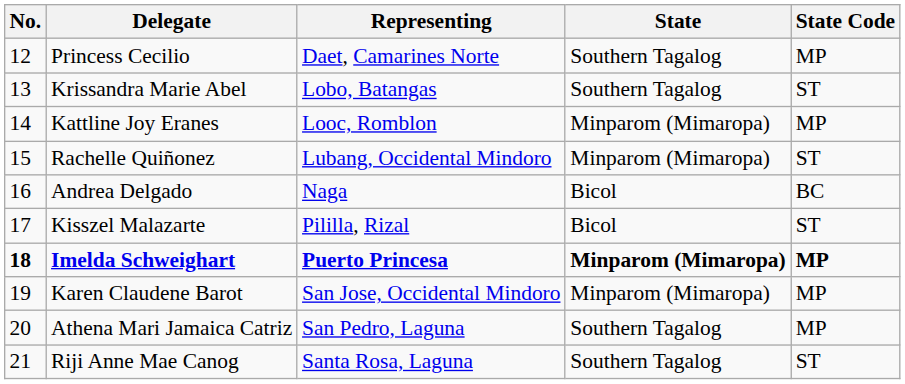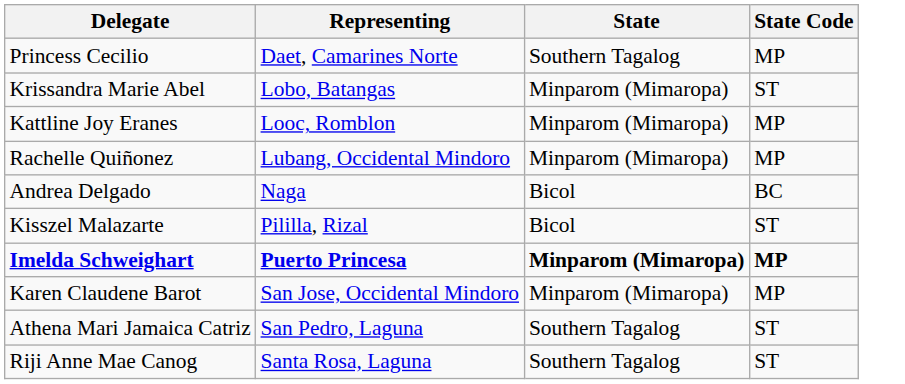- column: (25, 21)
(646, 89) Southern Tagalog -> (629, 89) Minparom (Mimaropa)
(808, 157) ST -> (770, 157) MP
(811, 327) MP -> (767, 327) ST
